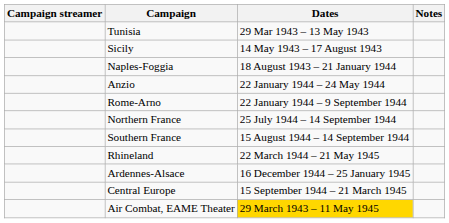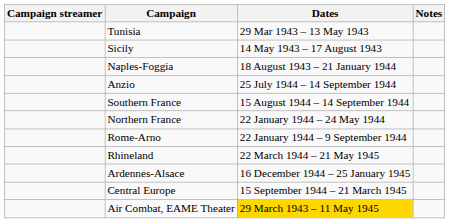(312, 84) 22 January 1944 – 24 May 1944 -> (318, 84) 25 July 1944 – 14 September 1944
rows swapped: (134, 102) <-> (144, 137)
(318, 119) 25 July 1944 – 14 September 1944 -> (312, 119) 22 January 1944 – 24 May 1944
